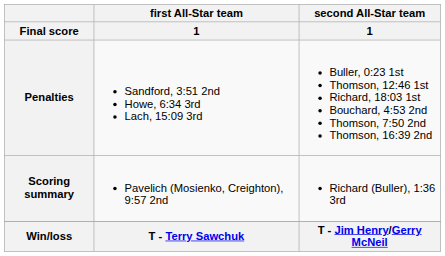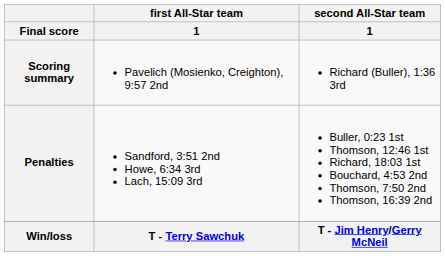rows swapped: (49, 188) <-> (49, 97)
